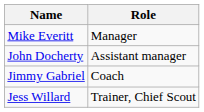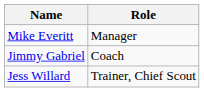- row: (45, 55)
